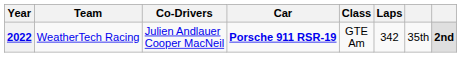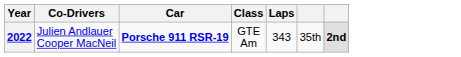- column: (88, 14)
(389, 37) 342 -> (282, 37) 343
